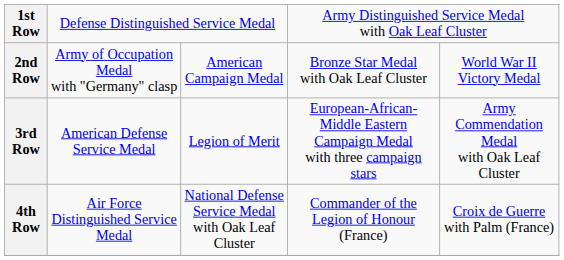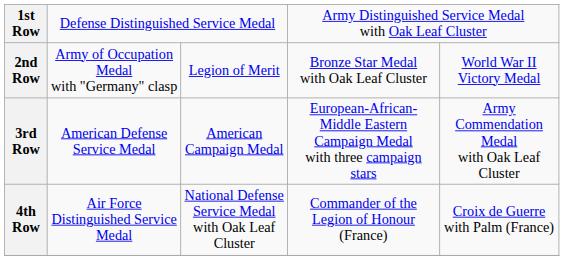(234, 70) American Campaign Medal -> (234, 70) Legion of Merit
(234, 141) Legion of Merit -> (234, 141) American Campaign Medal
